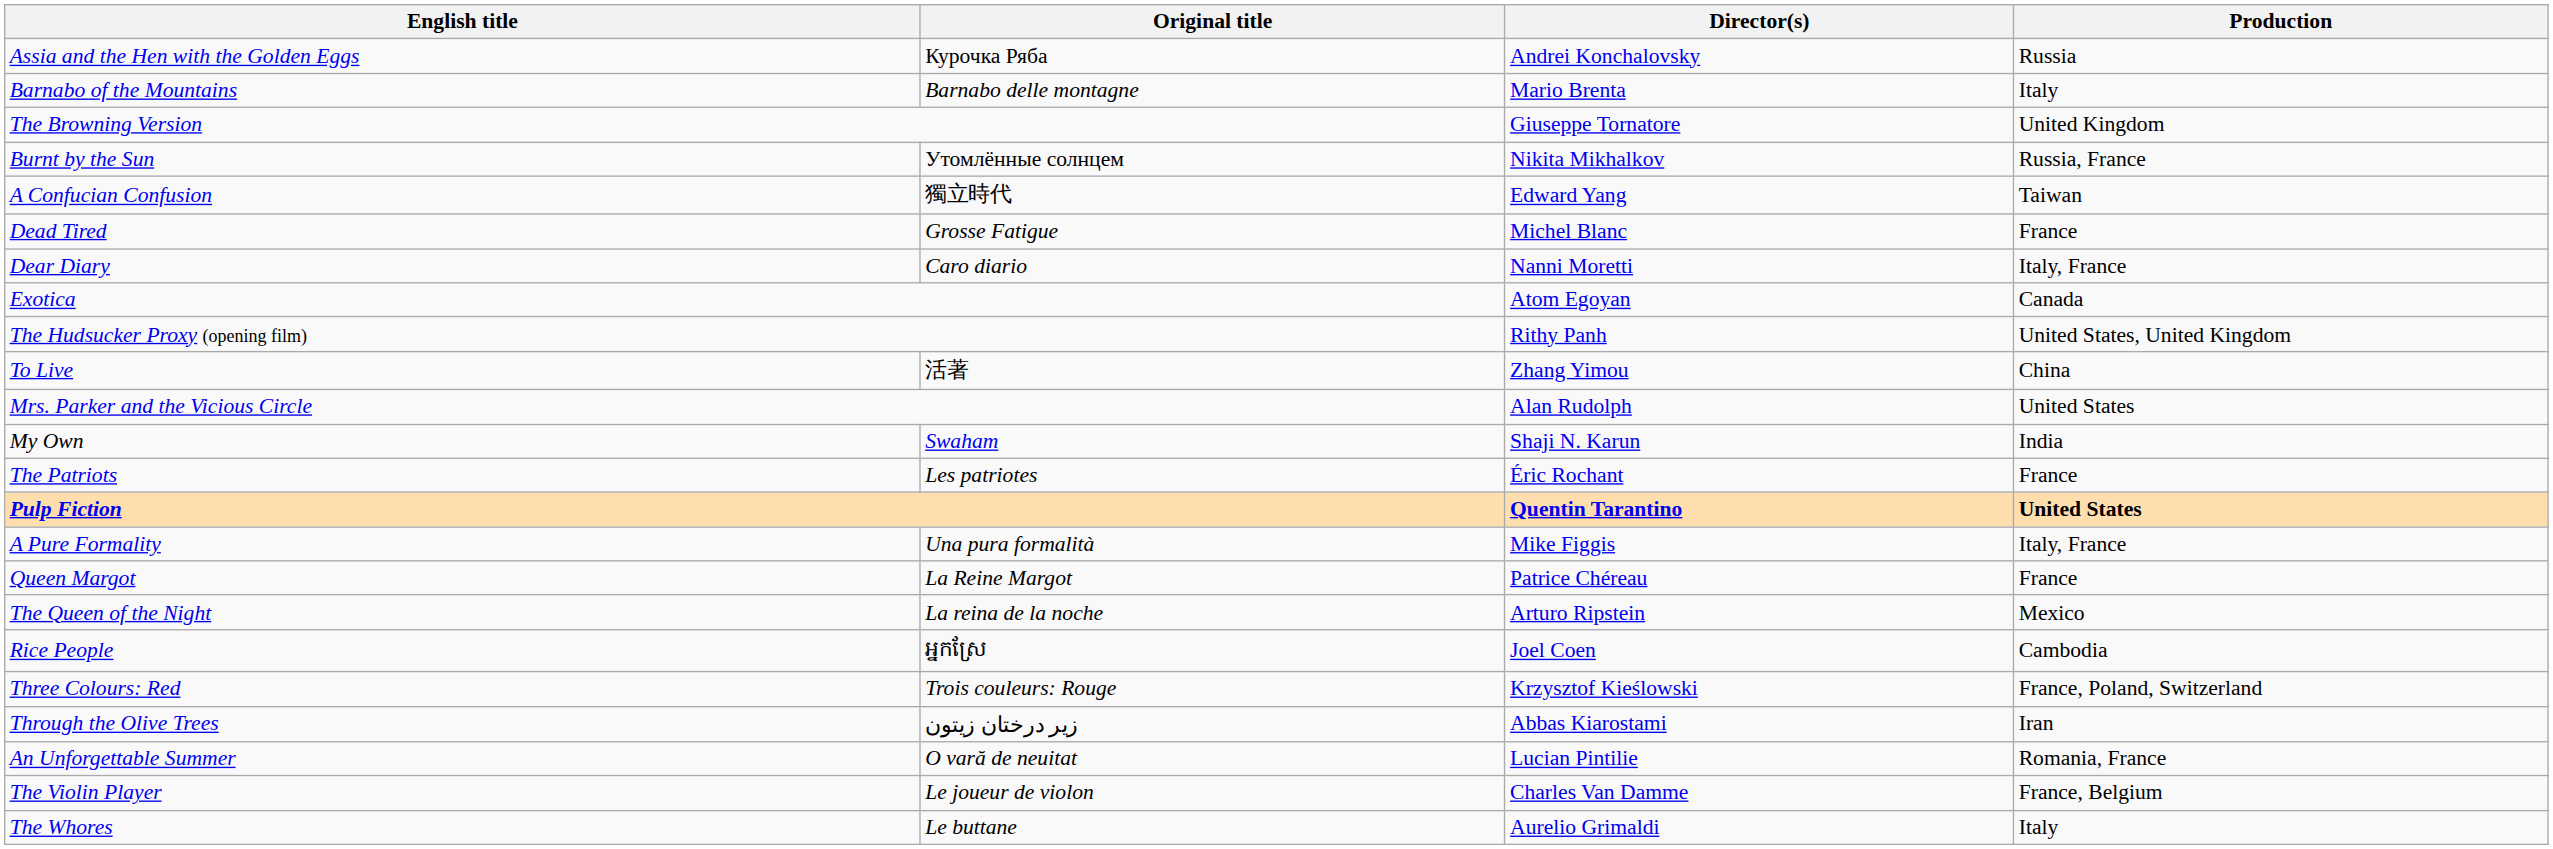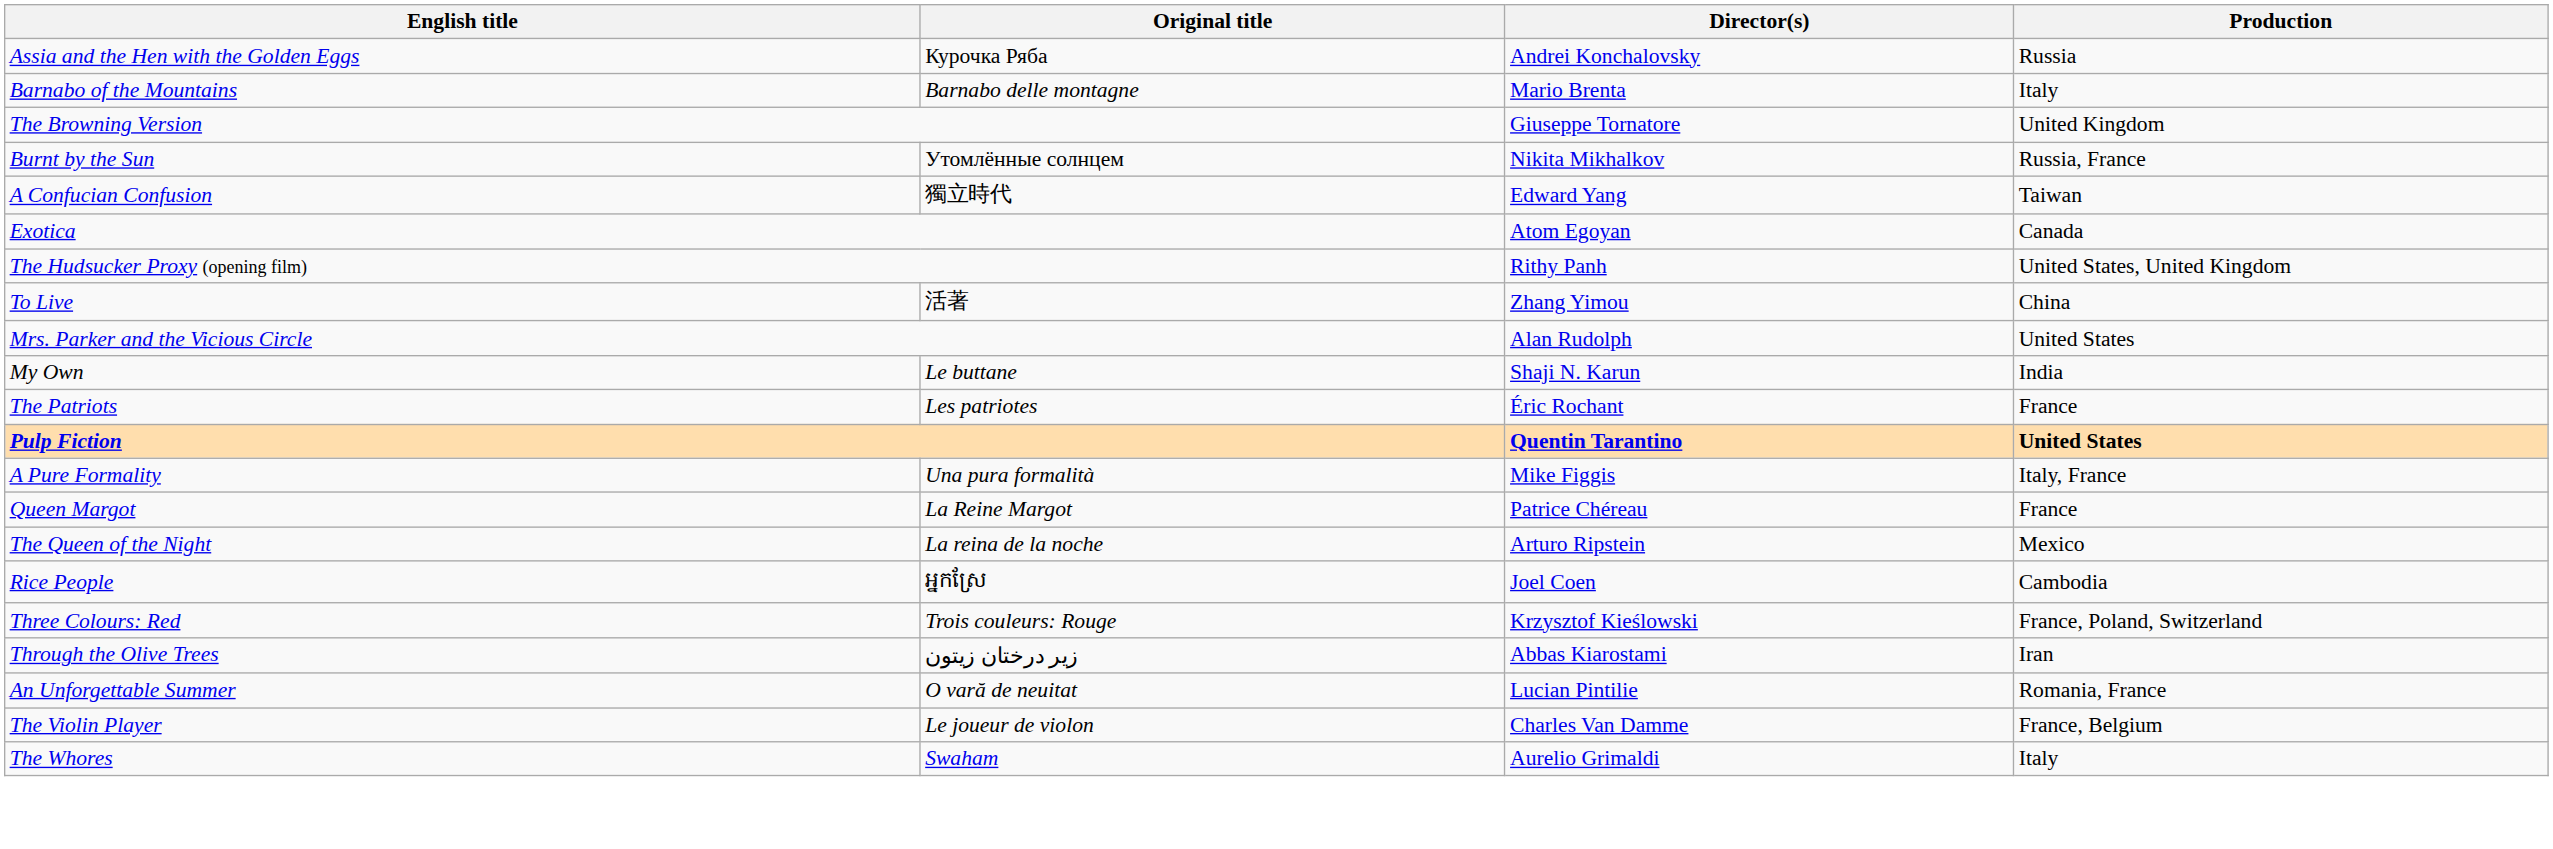- row: (58, 231)
- row: (60, 265)
(962, 440) Swaham -> (971, 372) Le buttane
(971, 827) Le buttane -> (962, 758) Swaham
